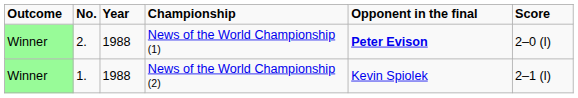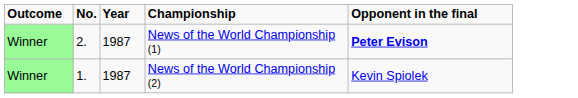- column: (533, 14)
(117, 41) 1988 -> (117, 41) 1987
(117, 75) 1988 -> (117, 75) 1987
